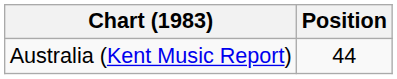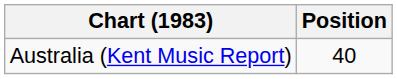(344, 55) 44 -> (344, 55) 40
